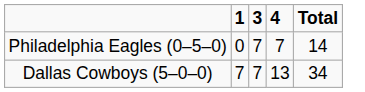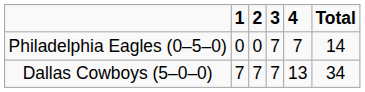+ column: (257, 18)
